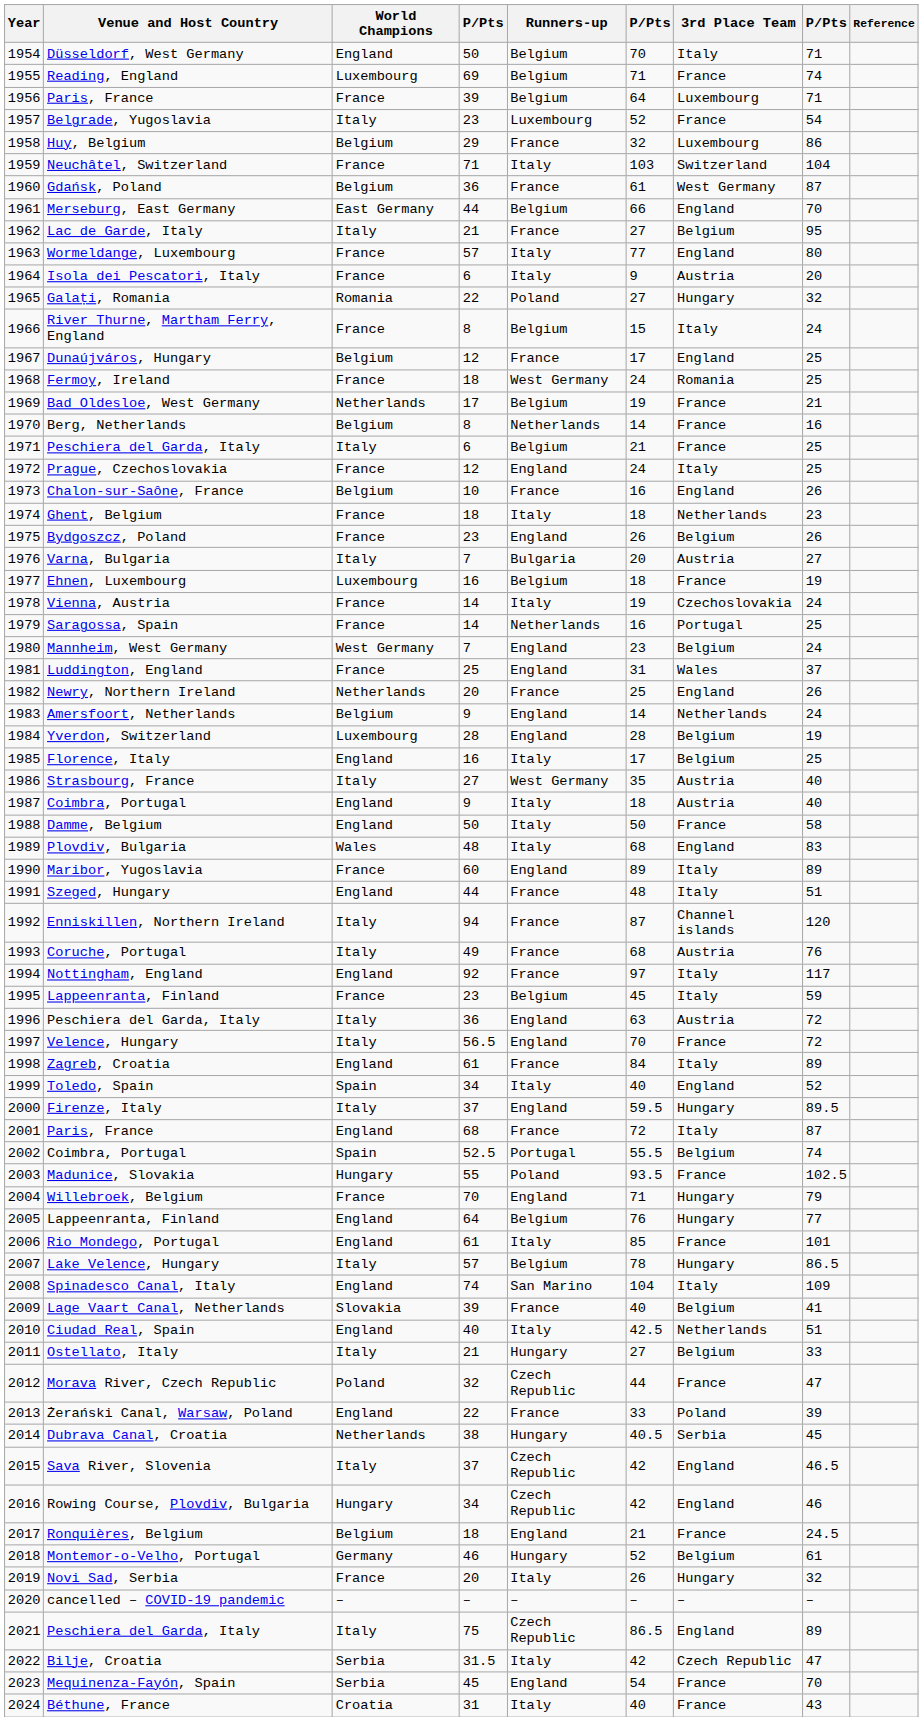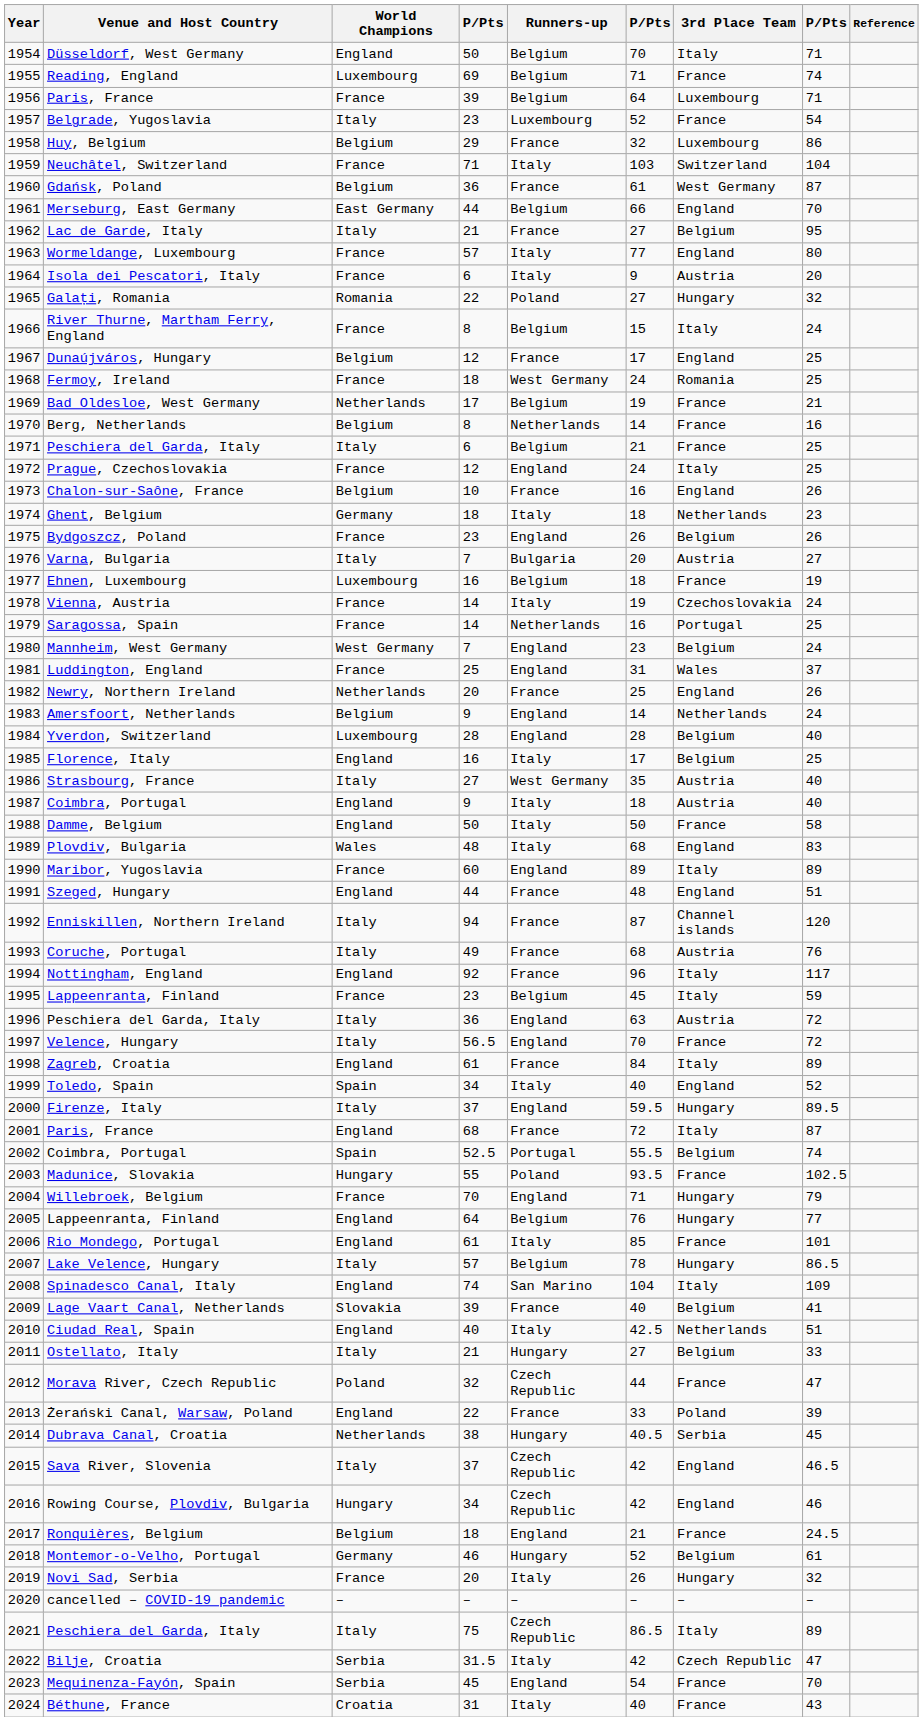(360, 514) France -> (364, 514) Germany
(814, 737) 19 -> (814, 737) 40
(698, 893) Italy -> (706, 893) England
(638, 975) 97 -> (638, 975) 96
(706, 1631) England -> (698, 1631) Italy
